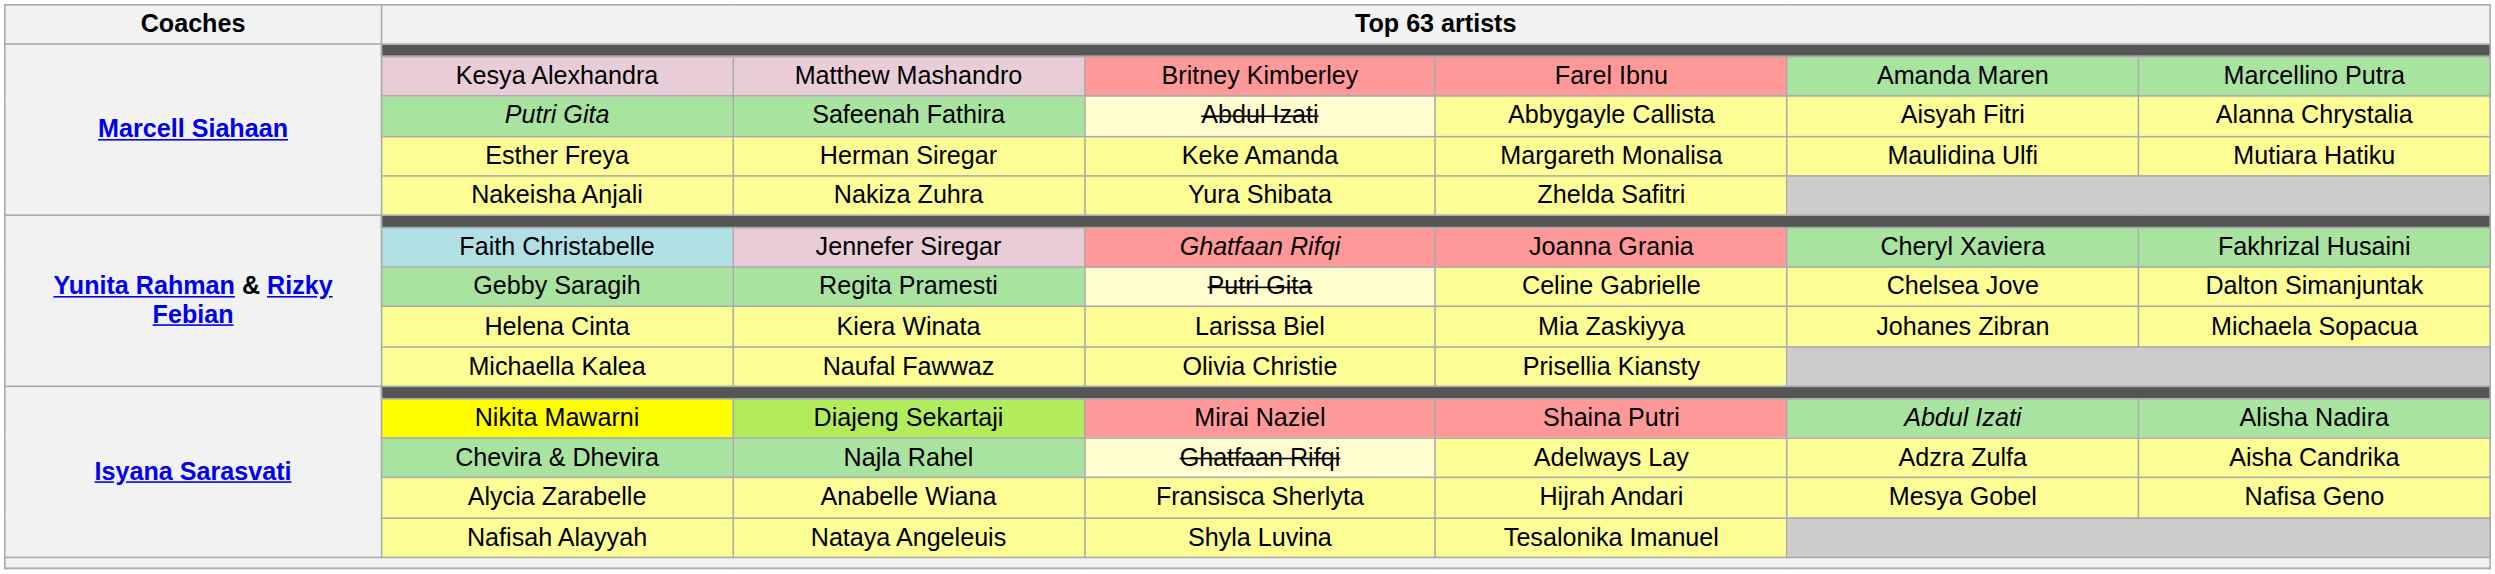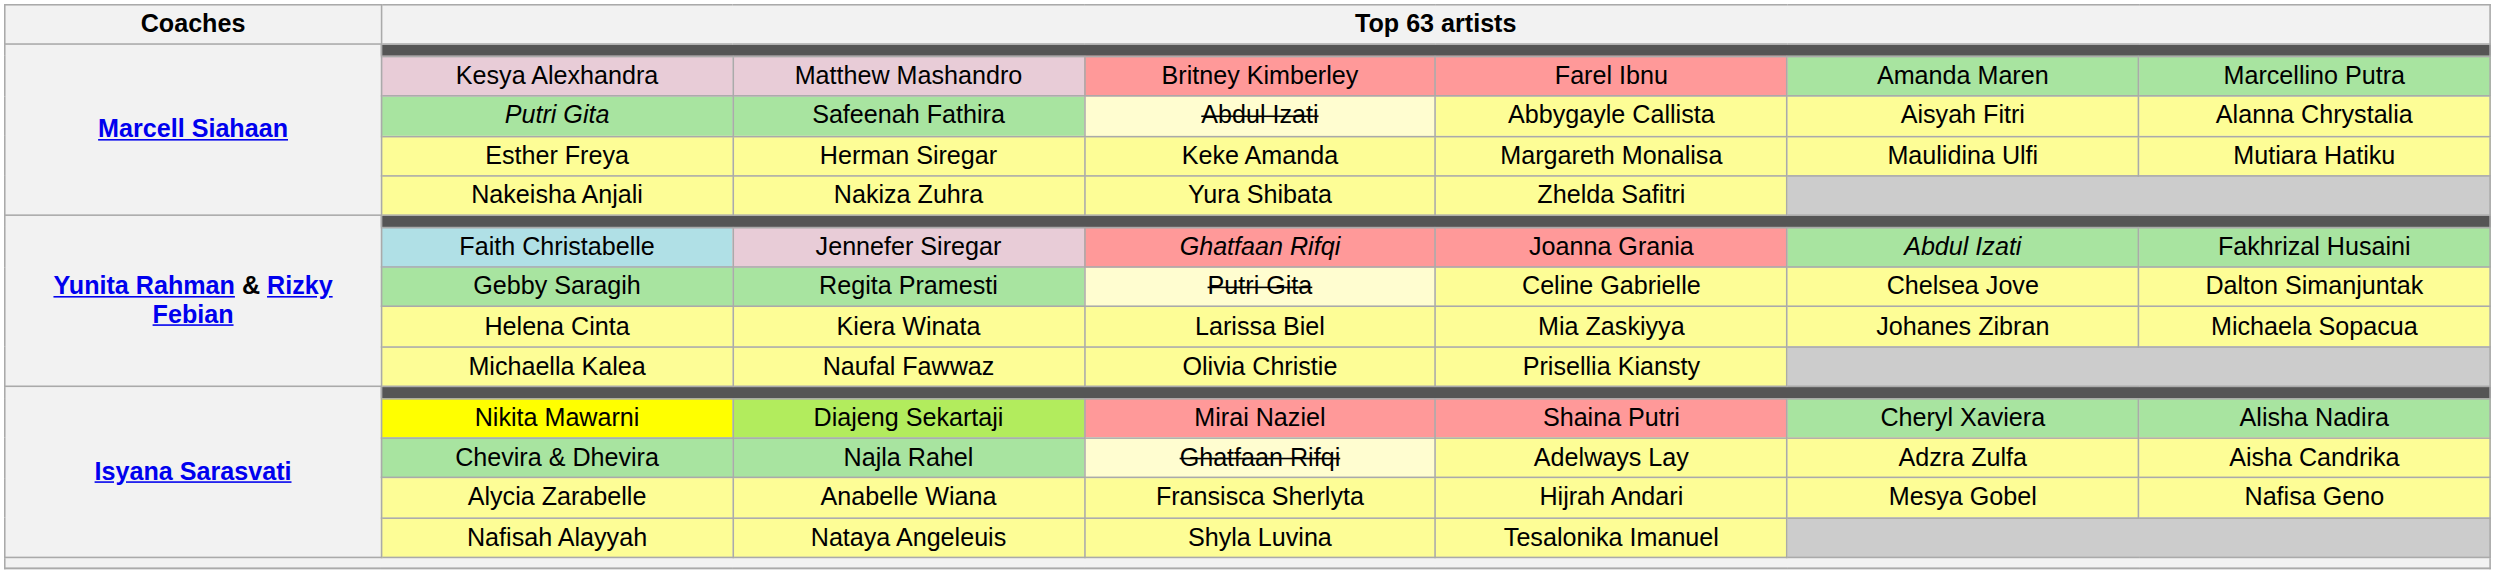(1963, 246) Cheryl Xaviera -> (1963, 246) Abdul Izati
(1963, 417) Abdul Izati -> (1963, 417) Cheryl Xaviera
